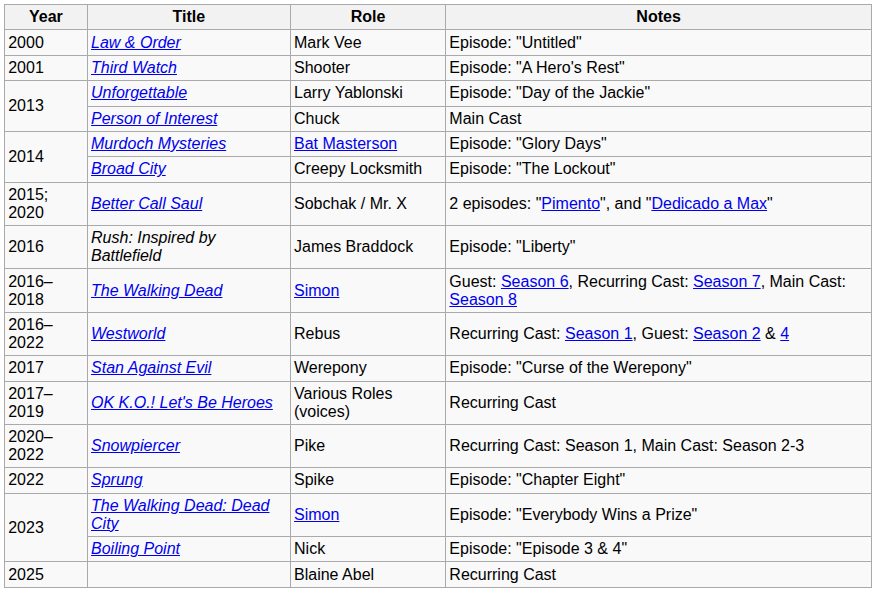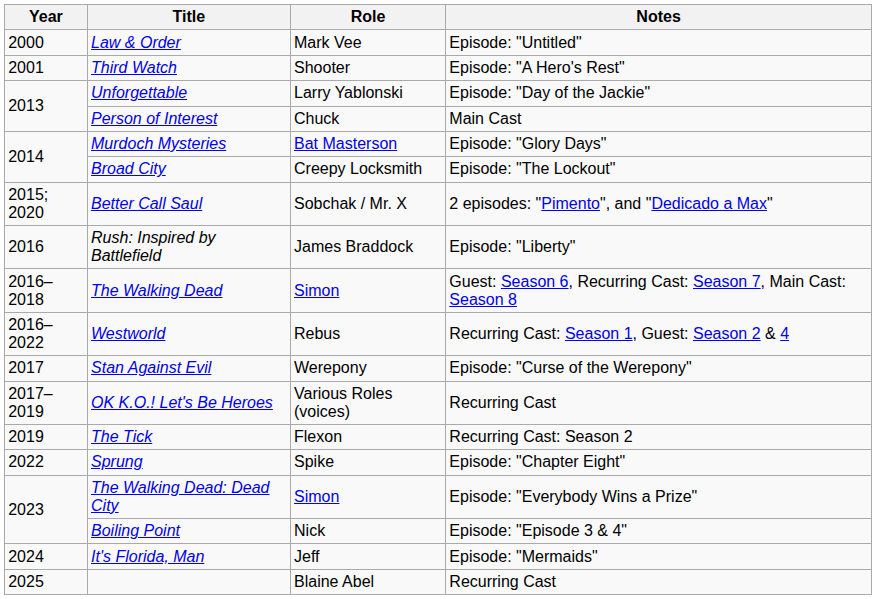+ row: (122, 437)
- row: (136, 446)
+ row: (148, 556)
